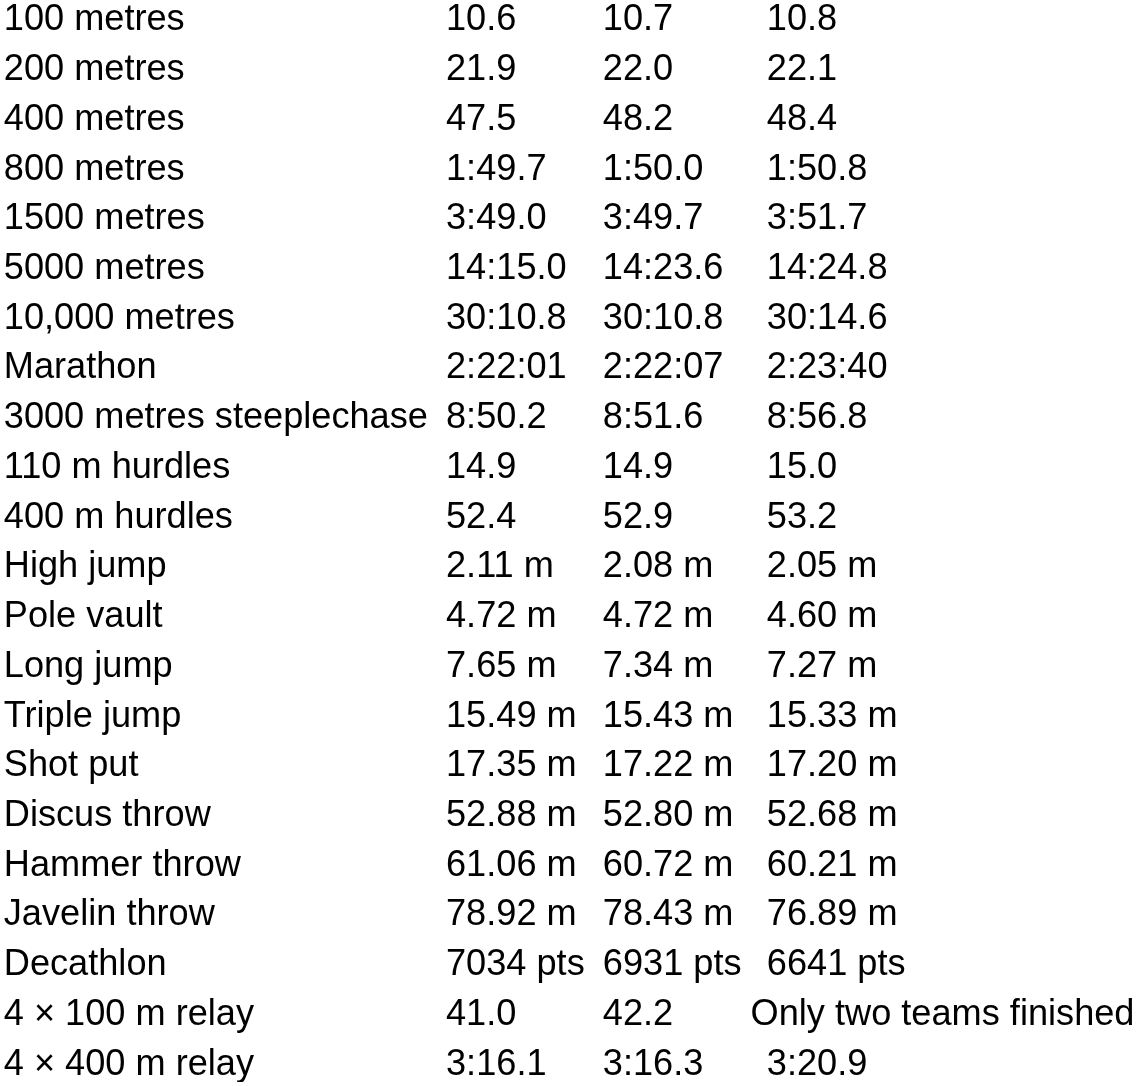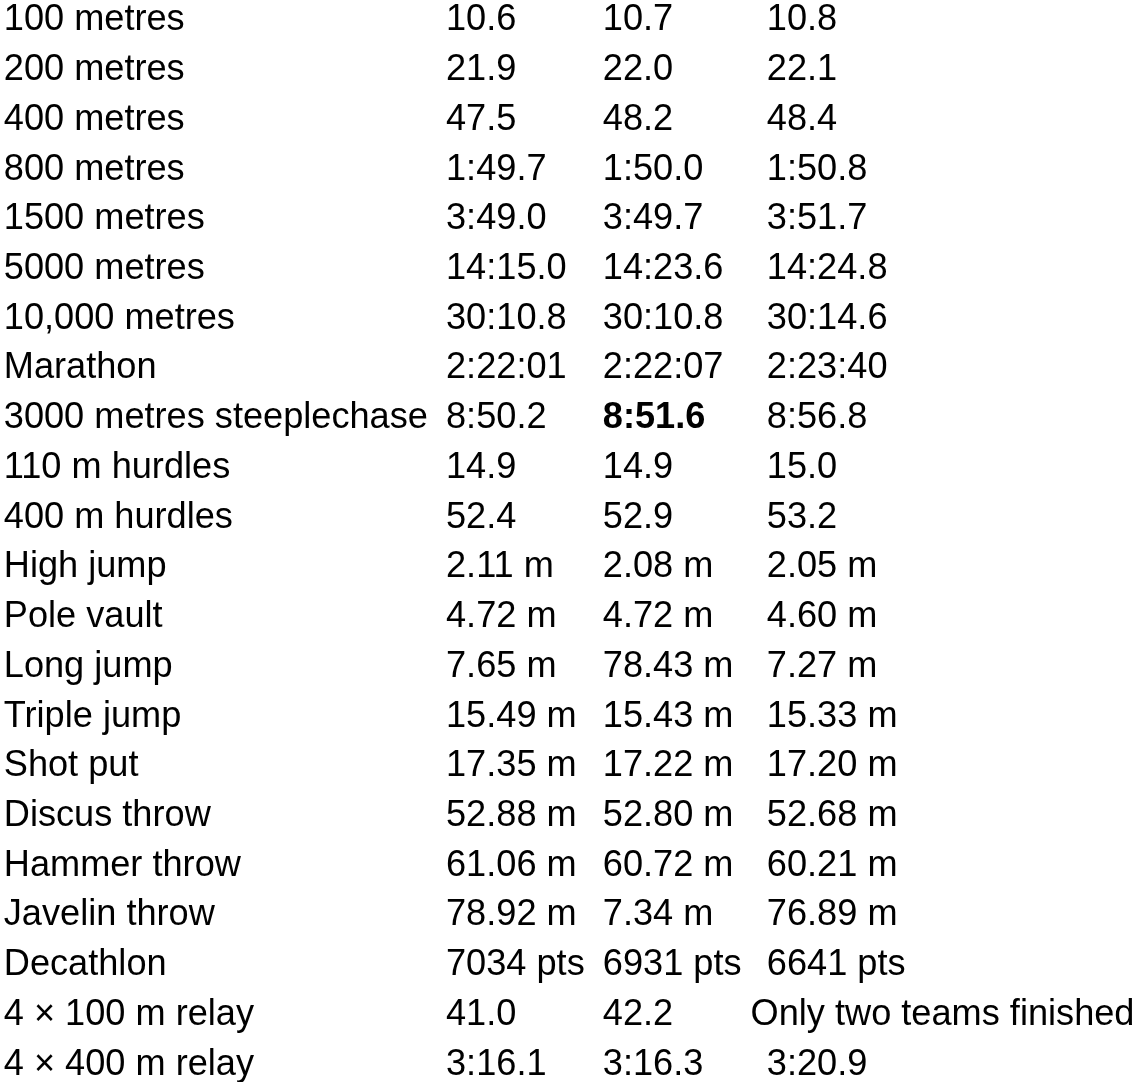(653, 416) normal -> (654, 416) bold
(658, 664) 7.34 m -> (668, 664) 78.43 m
(668, 913) 78.43 m -> (658, 913) 7.34 m
